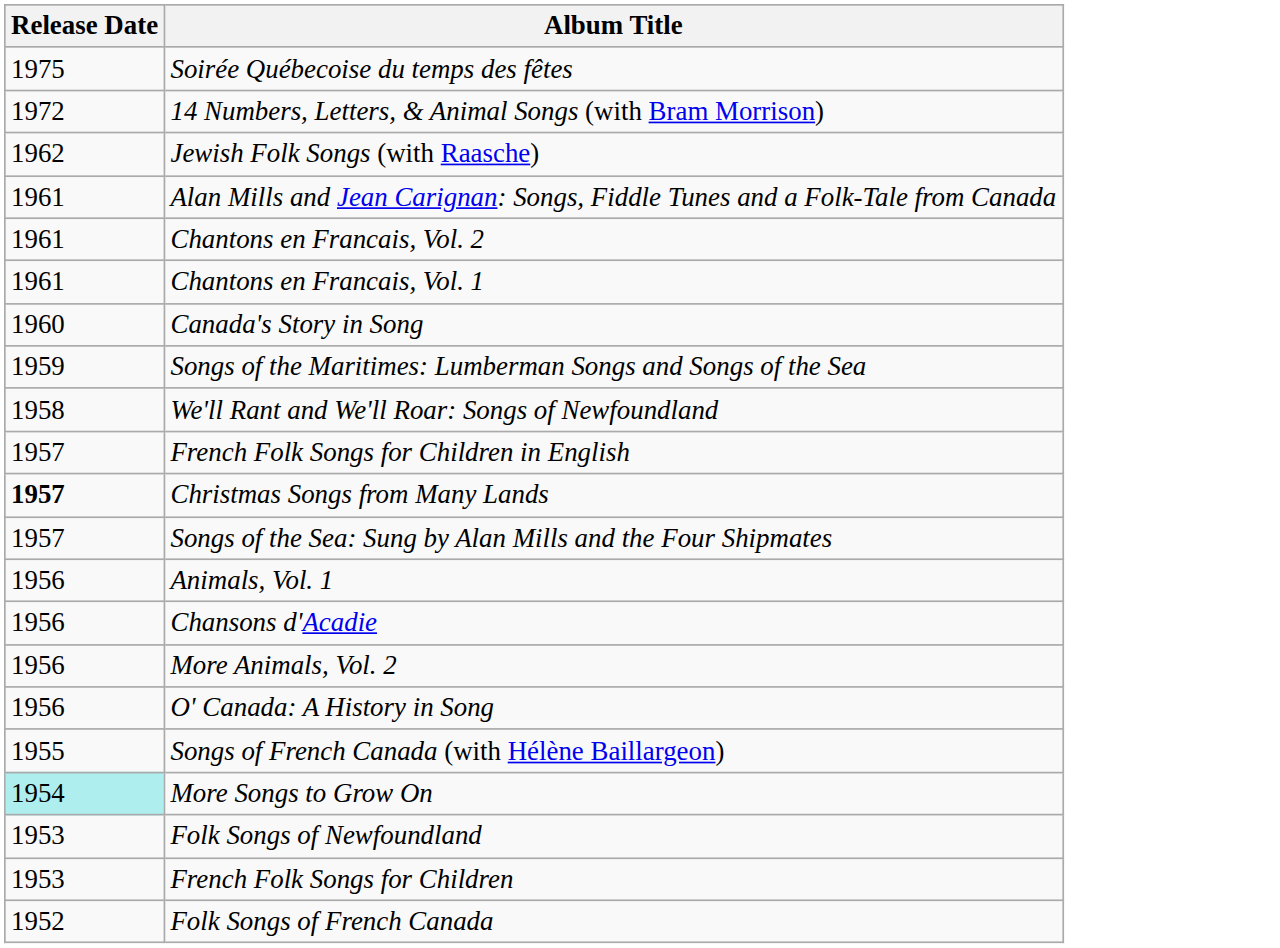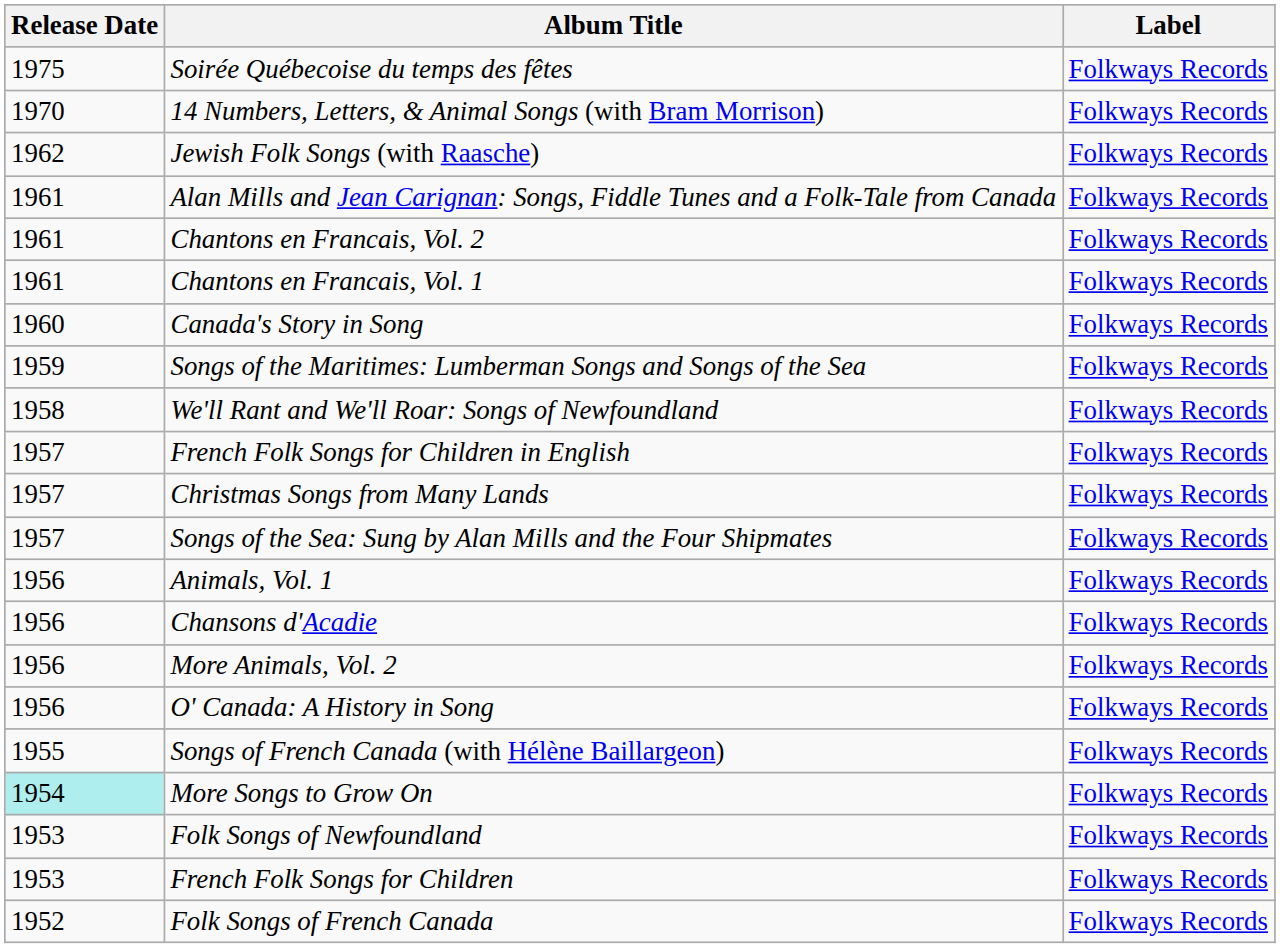+ column: (1168, 25)
(38, 111) 1972 -> (38, 111) 1970
(38, 494) bold -> (38, 494) normal
